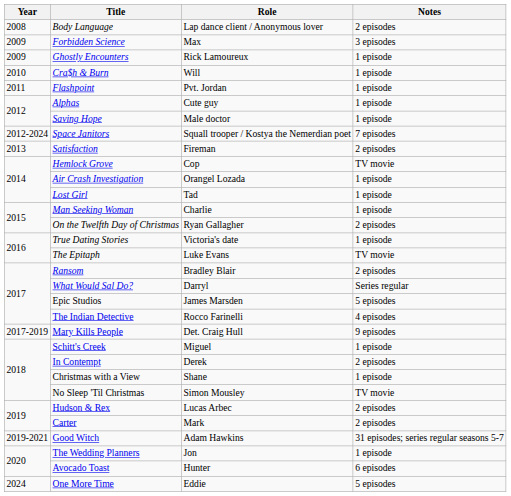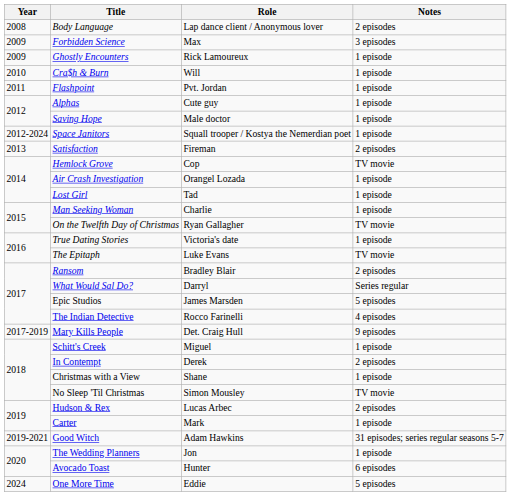(375, 133) 7 episodes -> (374, 133) 1 episode
(375, 225) 2 episodes -> (375, 225) TV movie
(375, 423) 2 episodes -> (374, 423) 1 episode
